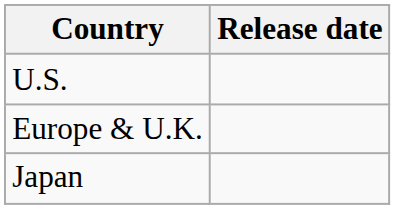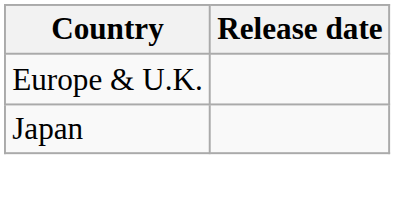- row: (40, 78)
